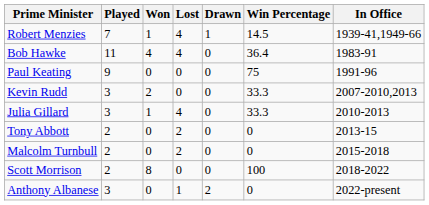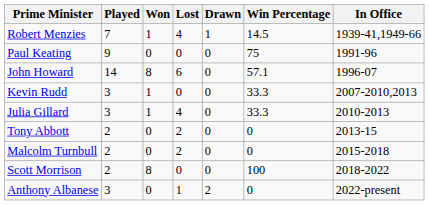- row: (36, 53)
+ row: (40, 72)
(149, 92) 2 -> (149, 92) 1
